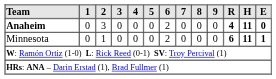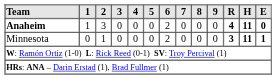(87, 25) 0 -> (87, 25) 1
(231, 39) 6 -> (231, 39) 3
